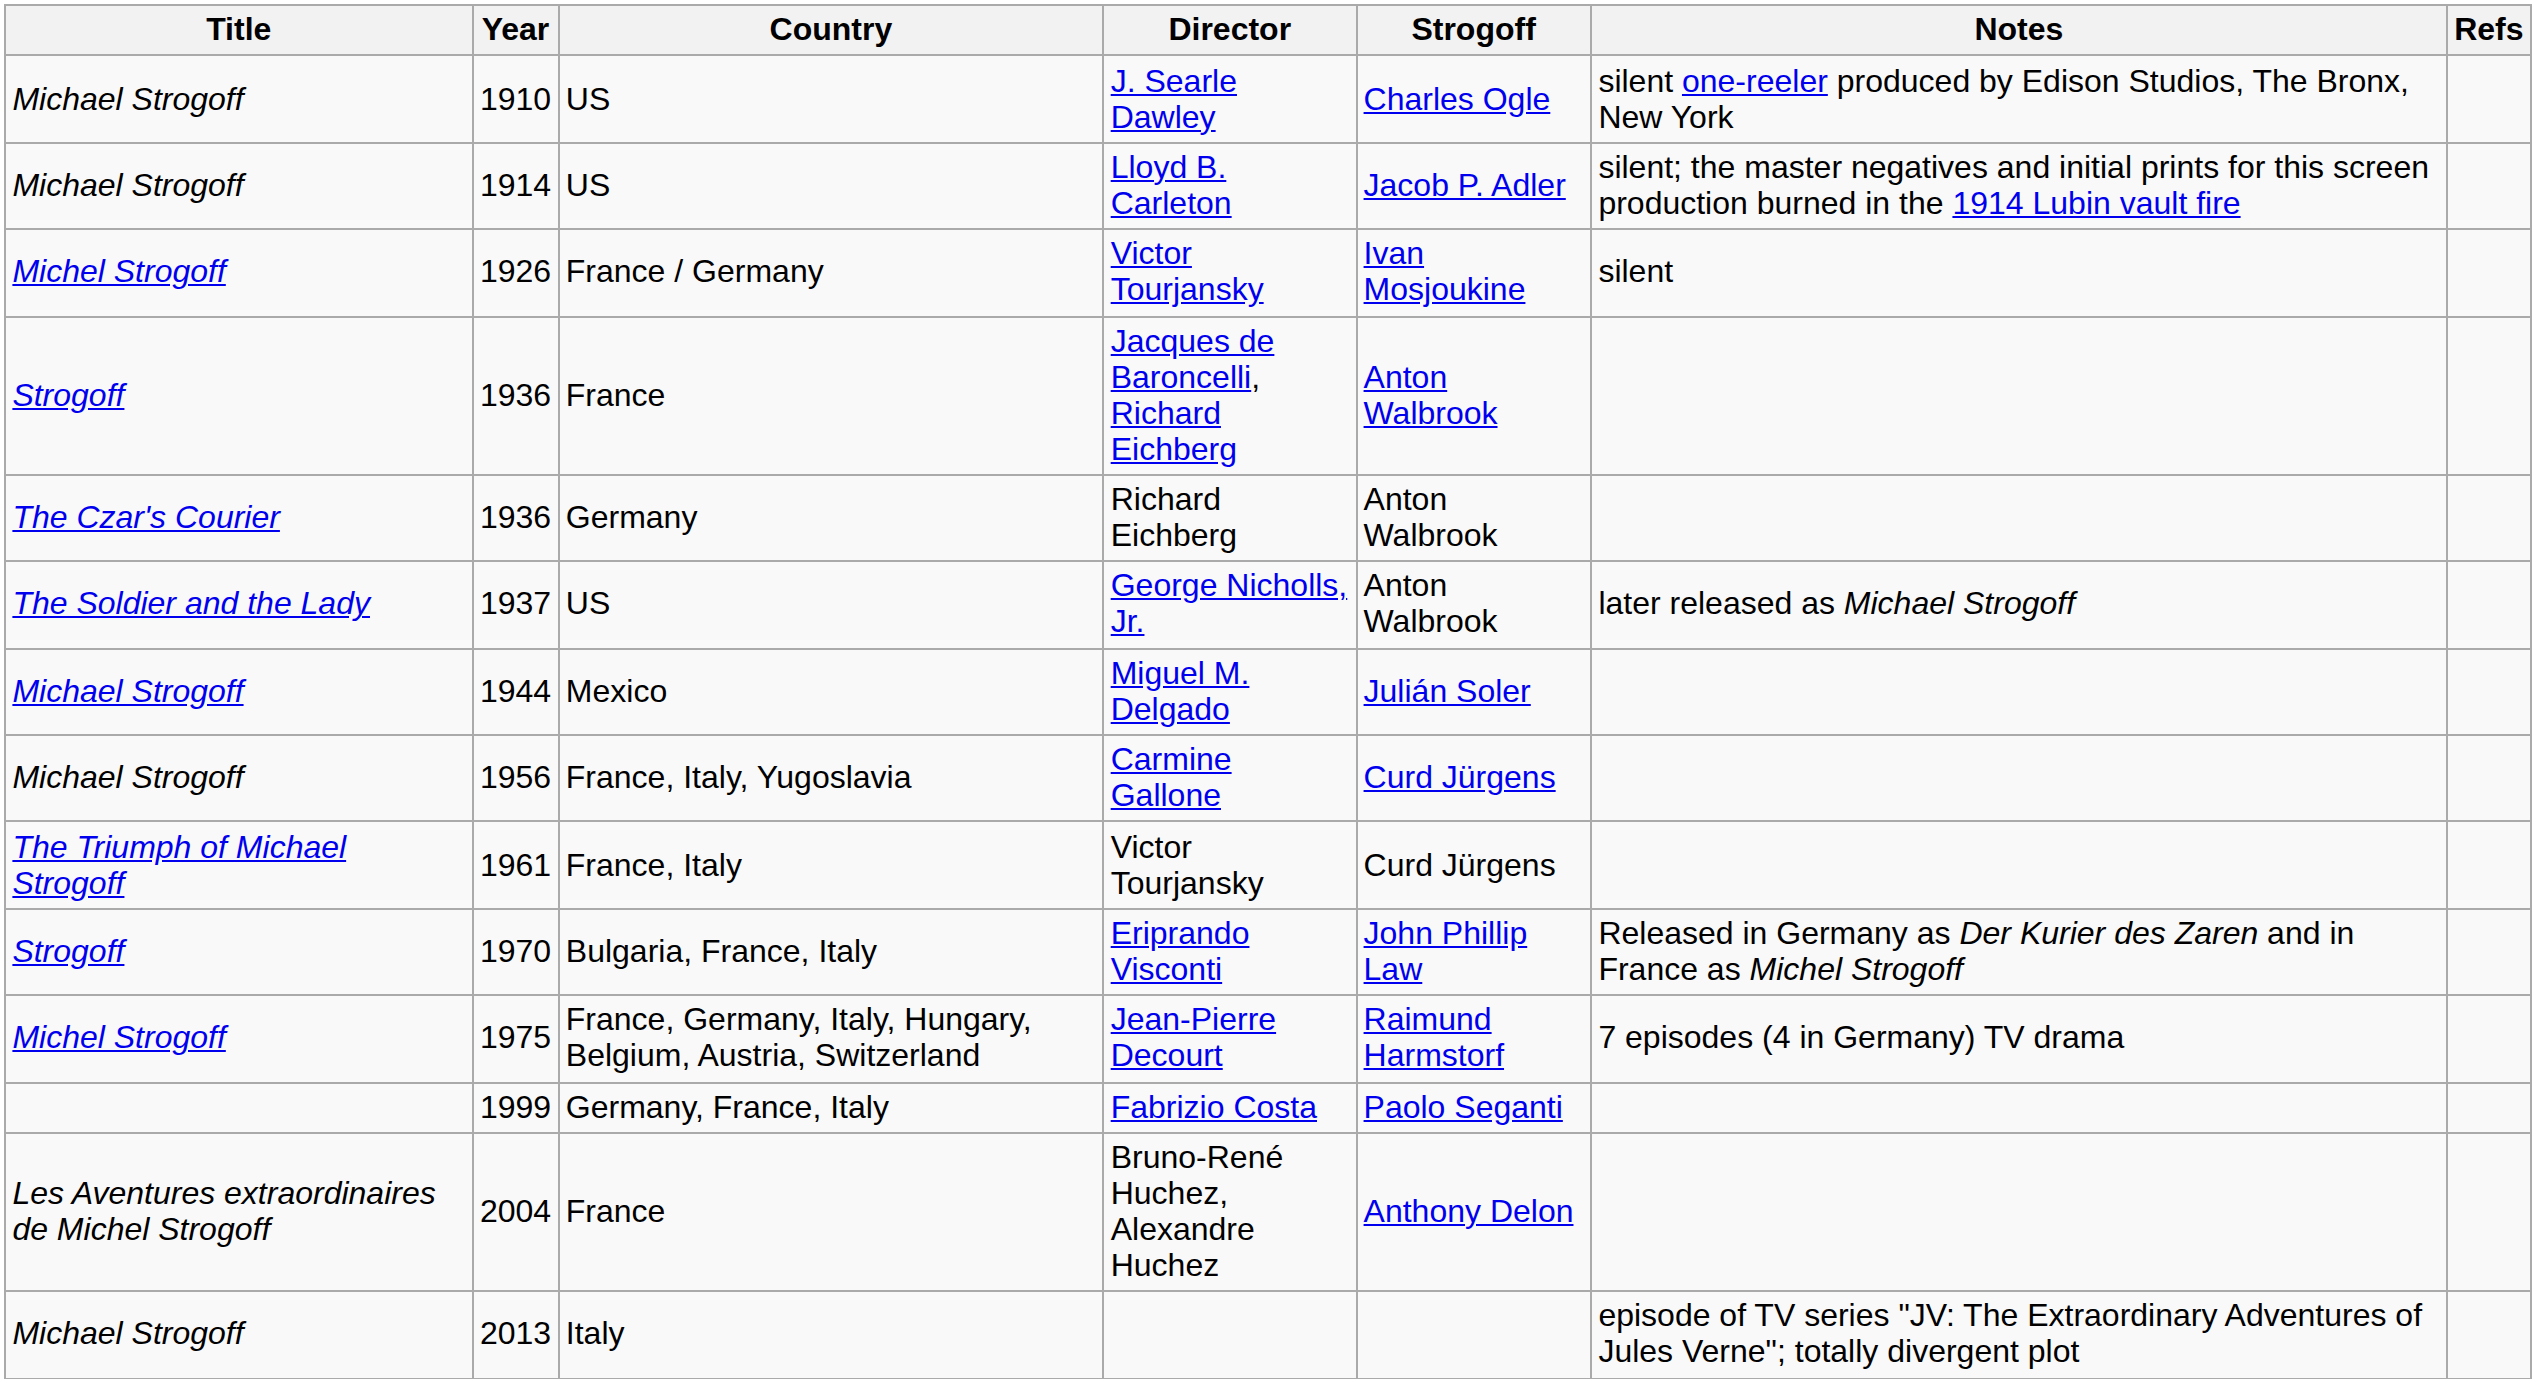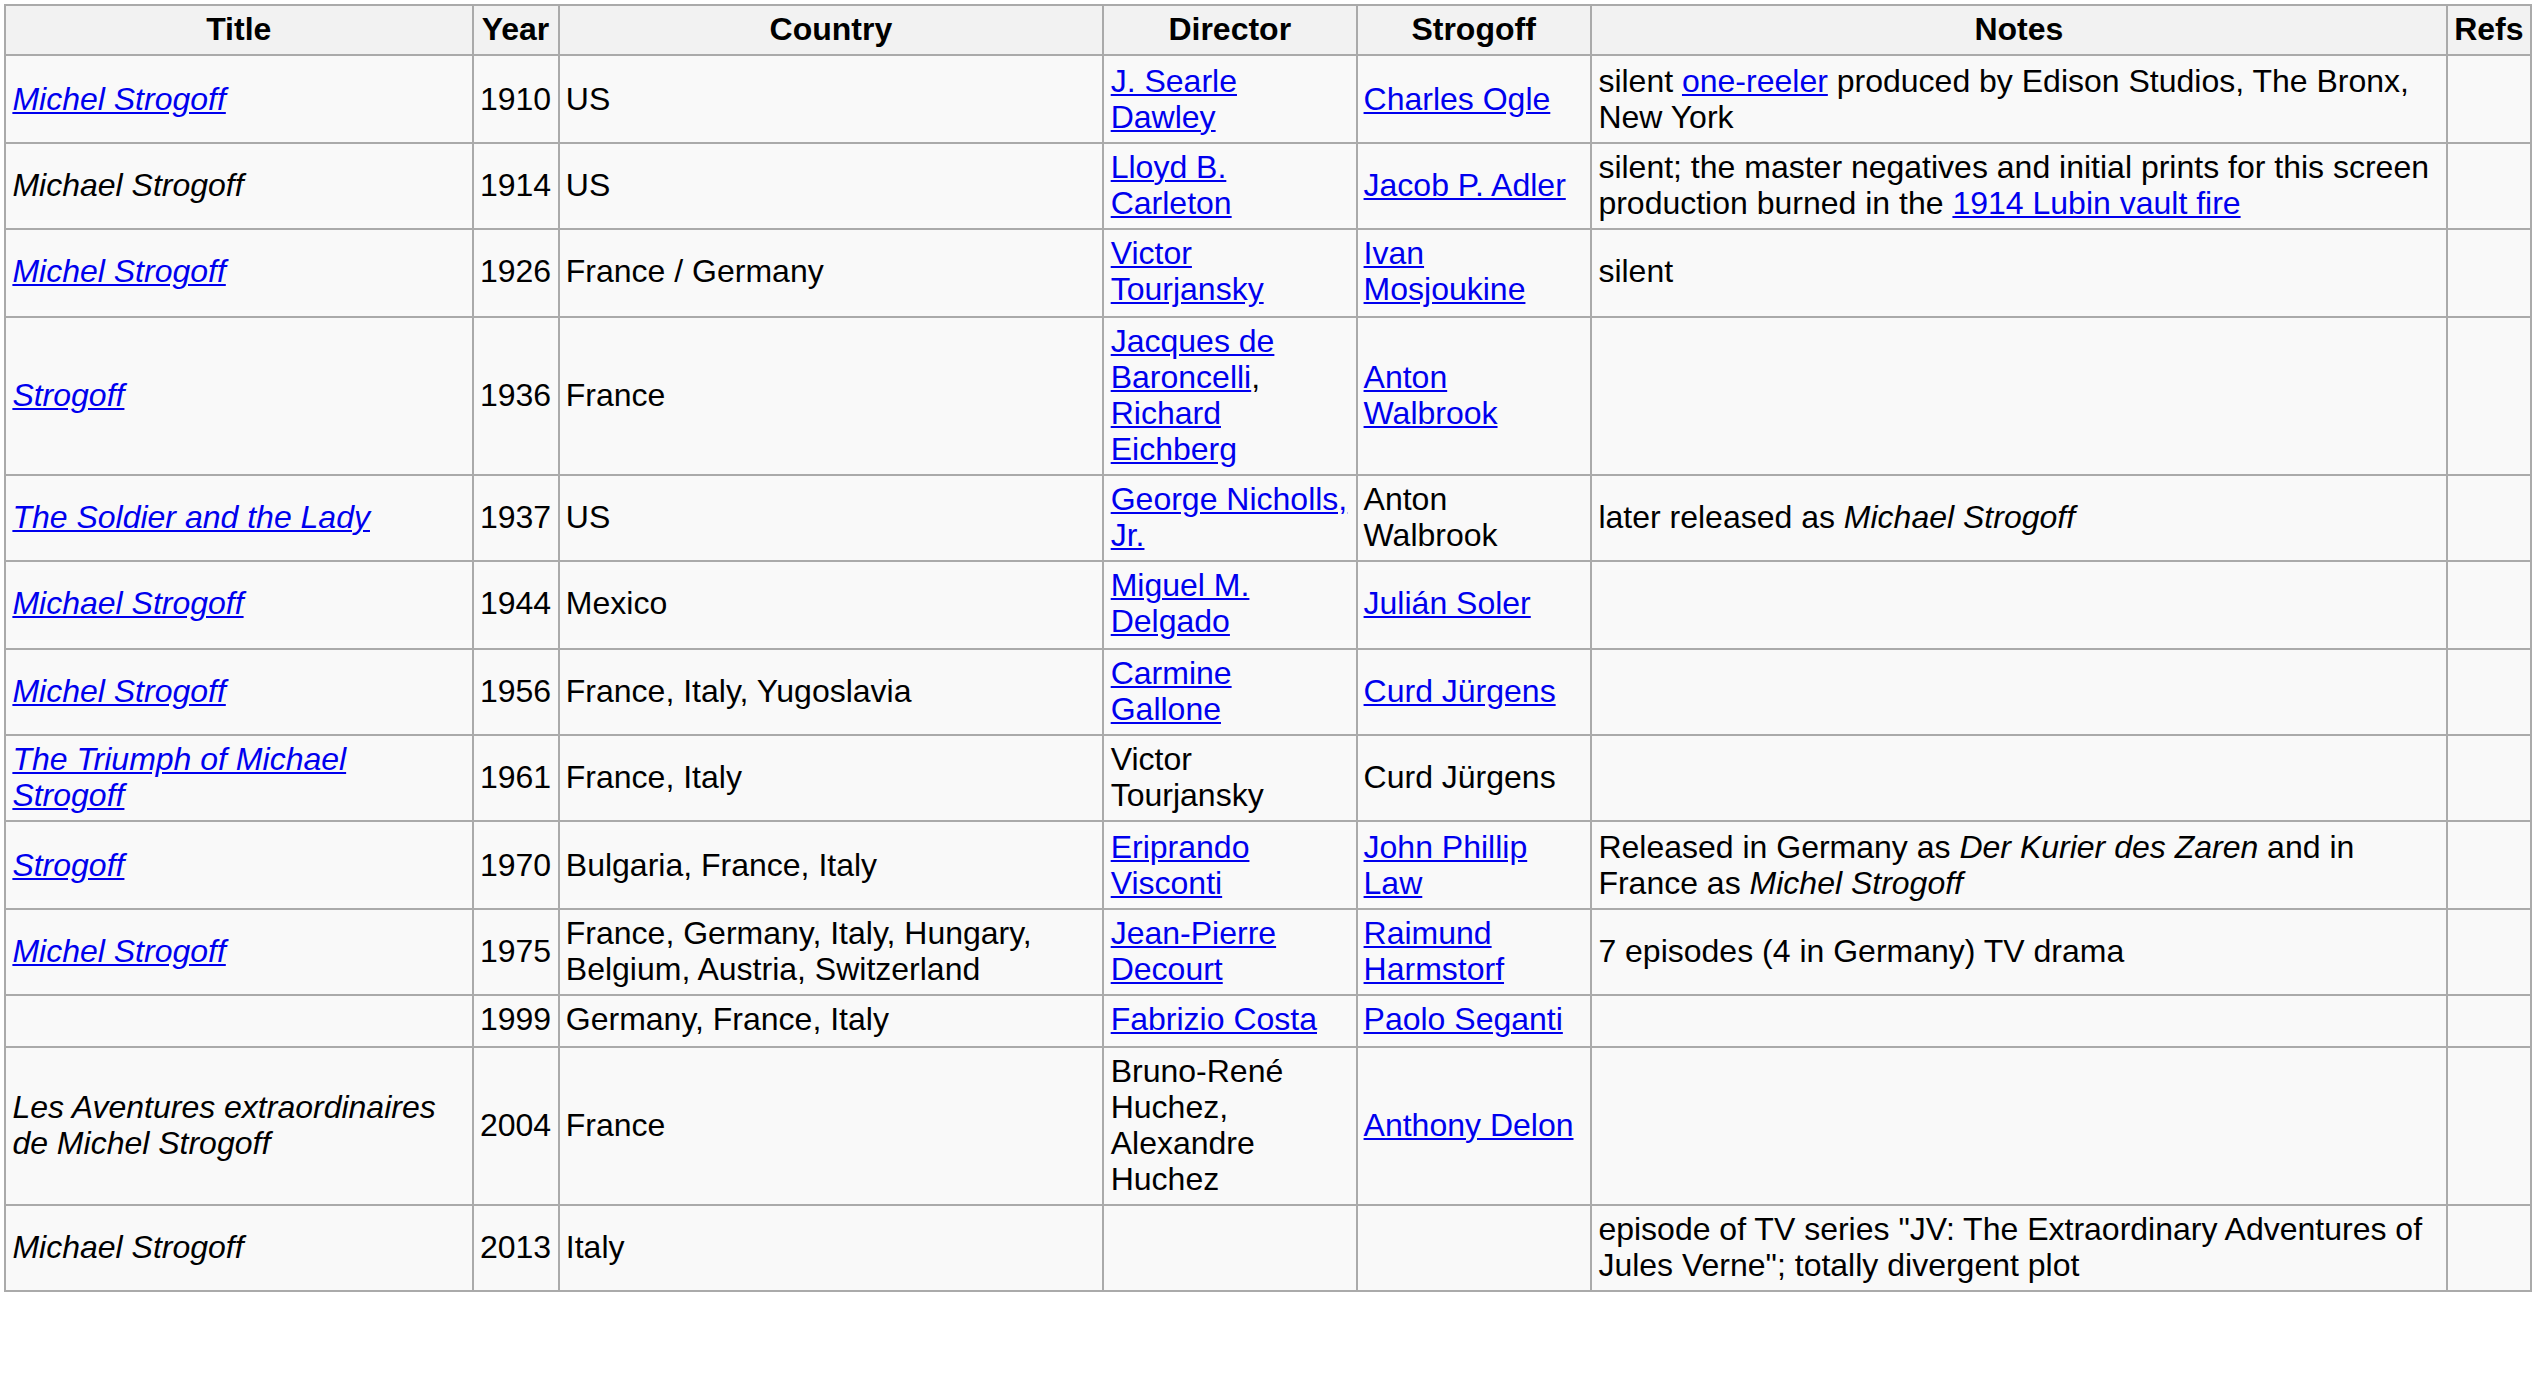(128, 98) Michael Strogoff -> (119, 98) Michel Strogoff
- row: (515, 517)
(128, 777) Michael Strogoff -> (119, 691) Michel Strogoff
